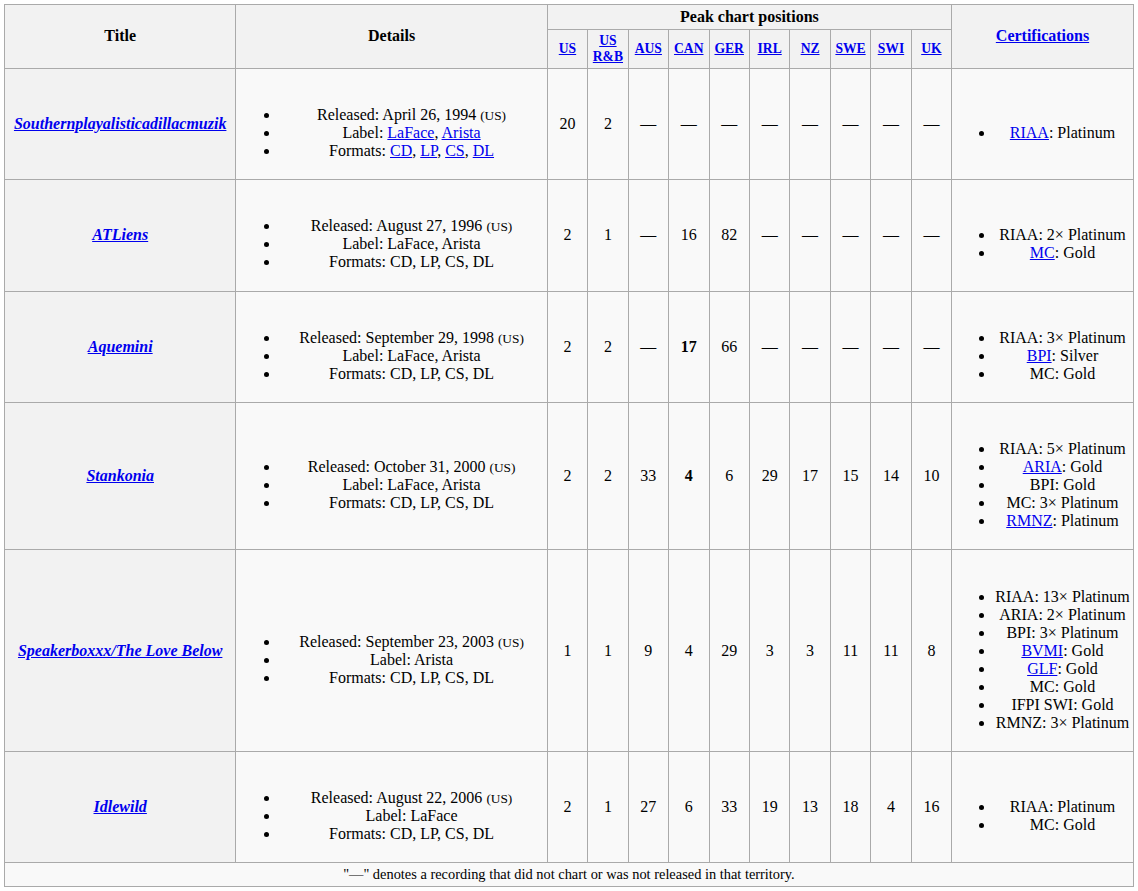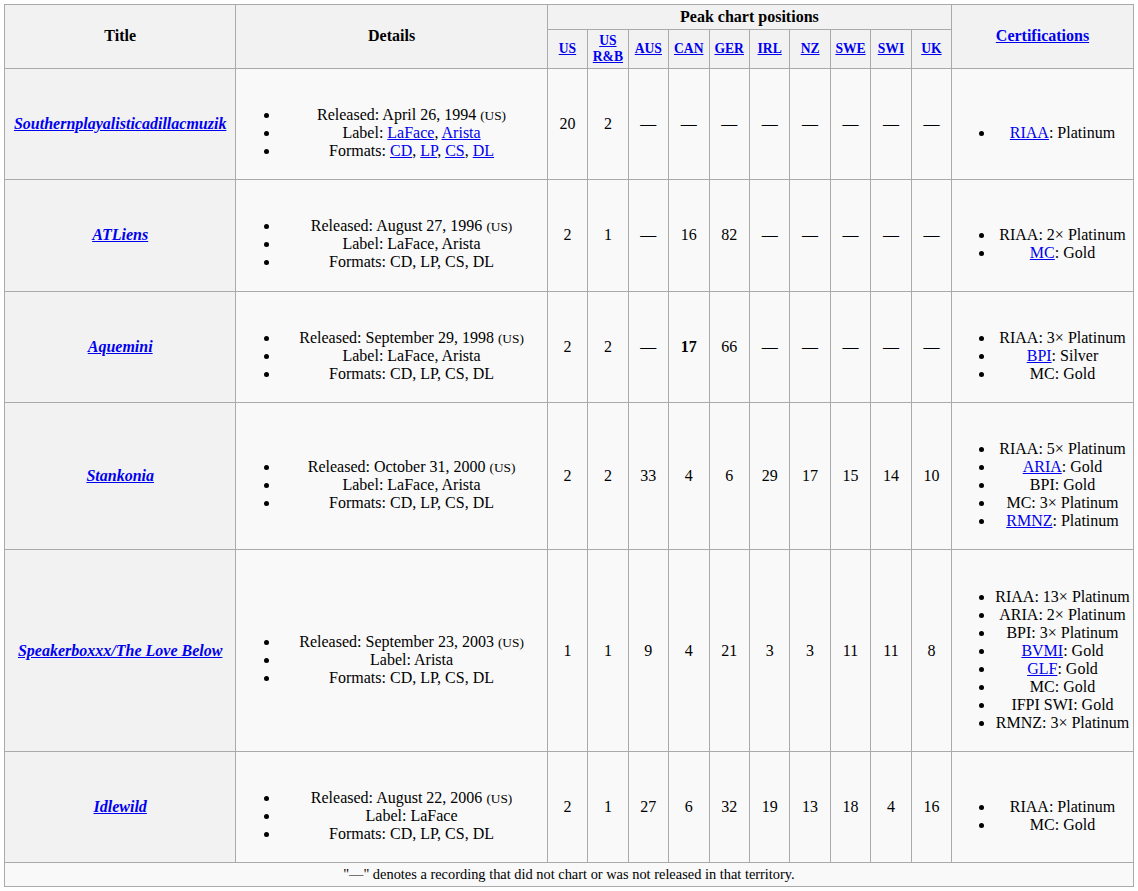(689, 476) bold -> (689, 476) normal
(729, 650) 29 -> (729, 650) 21
(729, 806) 33 -> (729, 806) 32
